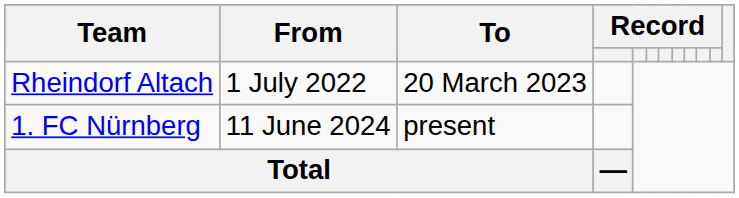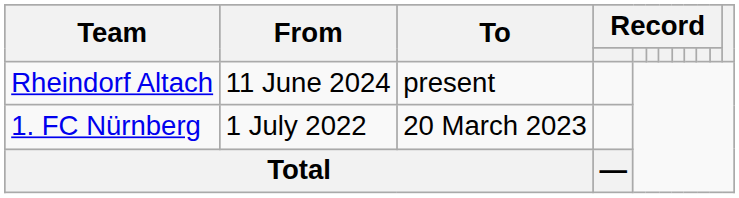(296, 82) 1 July 2022 -> (308, 82) 11 June 2024
(495, 82) 20 March 2023 -> (449, 82) present
(308, 126) 11 June 2024 -> (296, 126) 1 July 2022
(449, 126) present -> (495, 126) 20 March 2023
